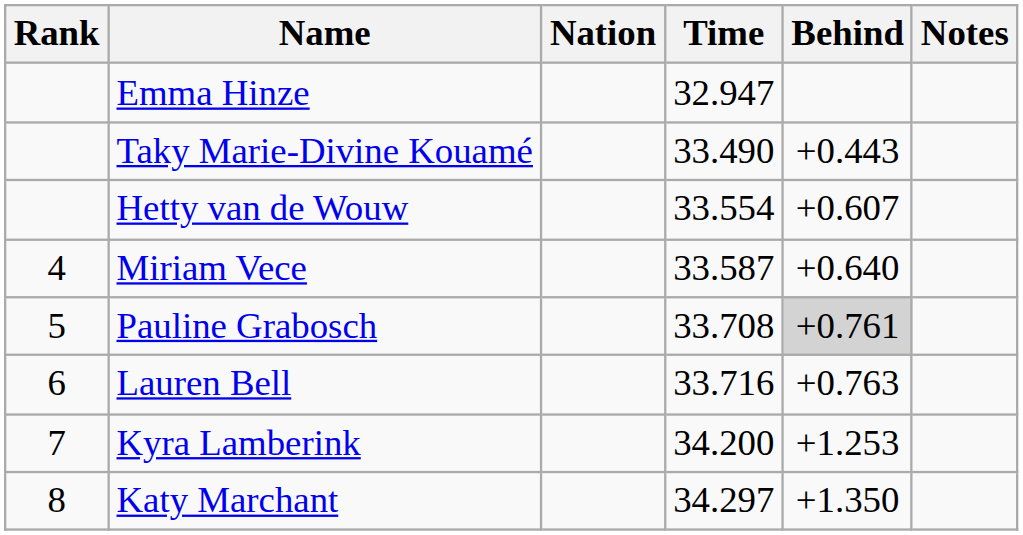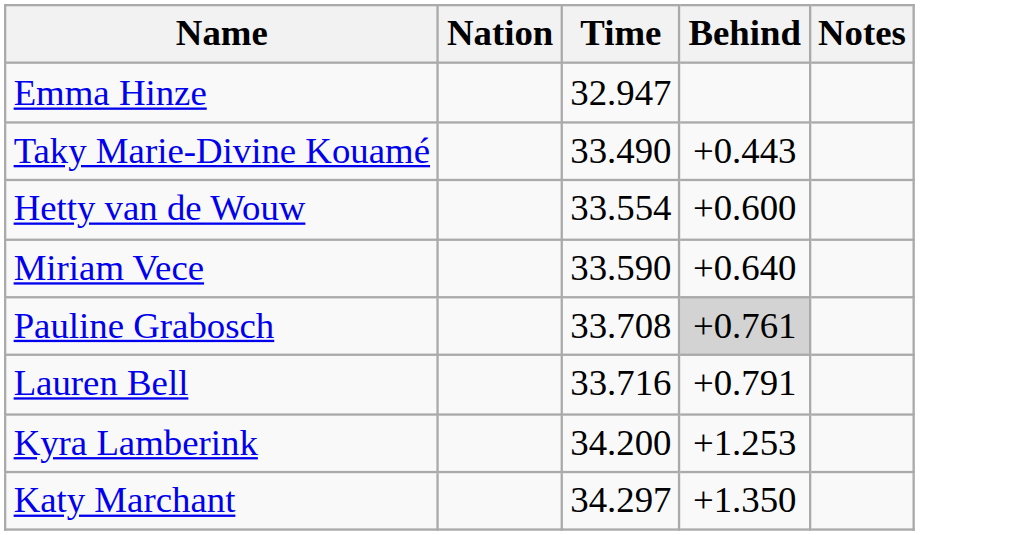- column: (57, 33)
(848, 208) +0.607 -> (745, 208) +0.600
(724, 267) 33.587 -> (621, 267) 33.590
(848, 383) +0.763 -> (745, 383) +0.791
